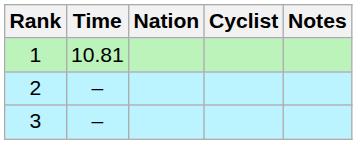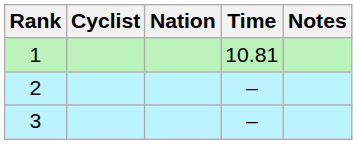columns swapped: (244, 21) <-> (97, 21)
